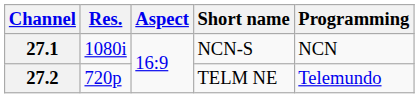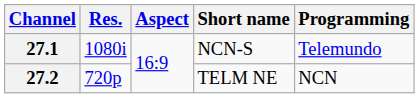(318, 48) NCN -> (340, 48) Telemundo
(340, 78) Telemundo -> (318, 78) NCN
